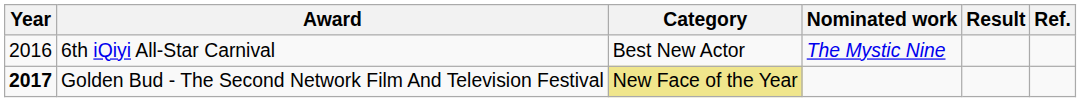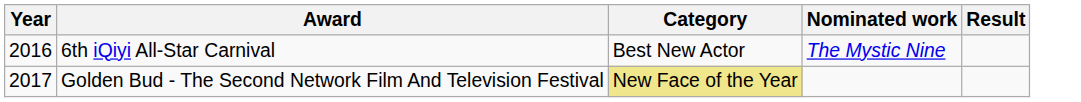- column: (1053, 19)
(31, 81) bold -> (31, 81) normal
